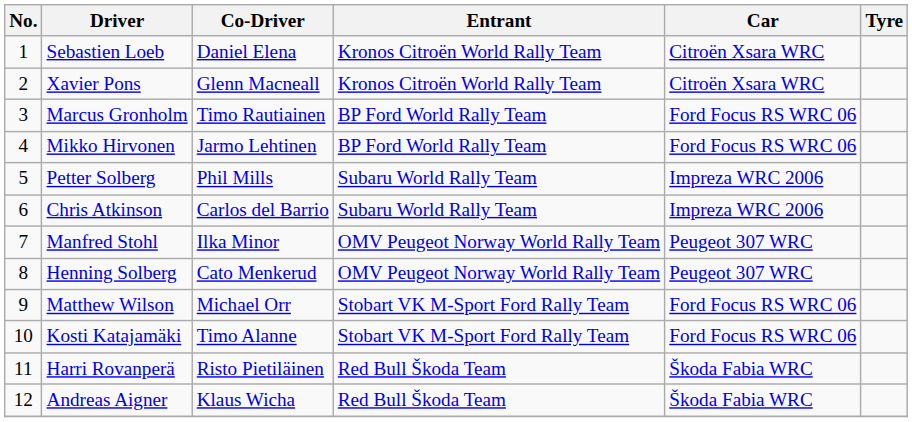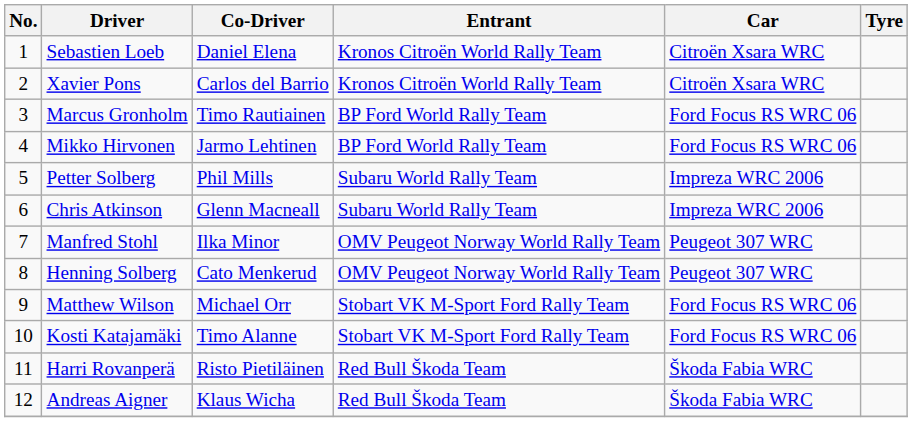(258, 83) Glenn Macneall -> (263, 83) Carlos del Barrio
(263, 209) Carlos del Barrio -> (258, 209) Glenn Macneall
